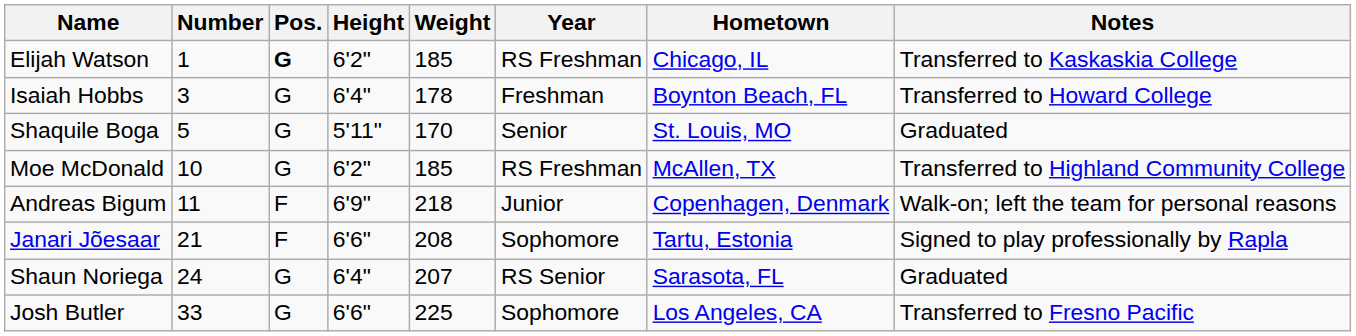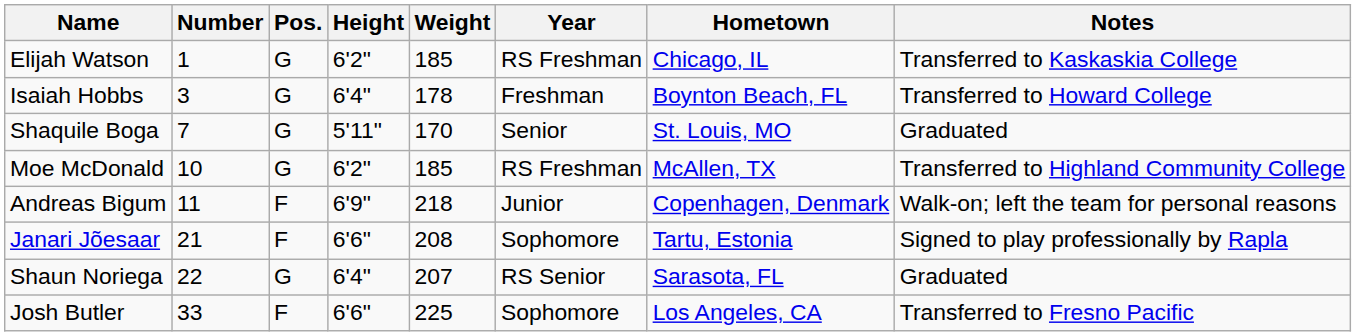(283, 58) bold -> (283, 58) normal
(183, 131) 5 -> (183, 131) 7
(190, 276) 24 -> (190, 276) 22
(283, 312) G -> (281, 312) F
